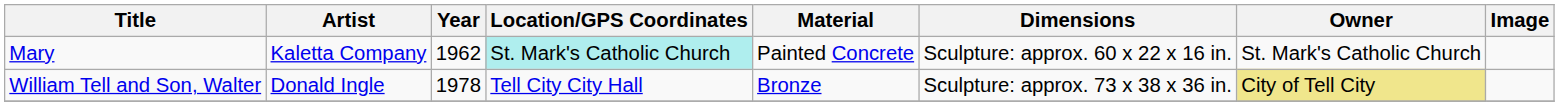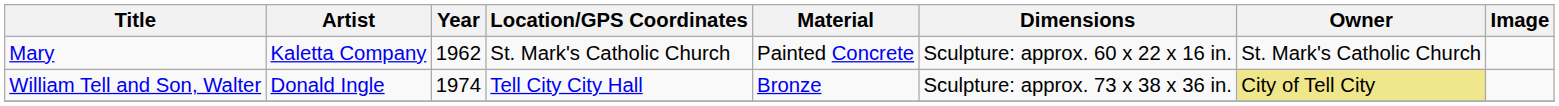(610, 52) paleturquoise background -> (610, 52) no background
(458, 85) 1978 -> (458, 85) 1974
